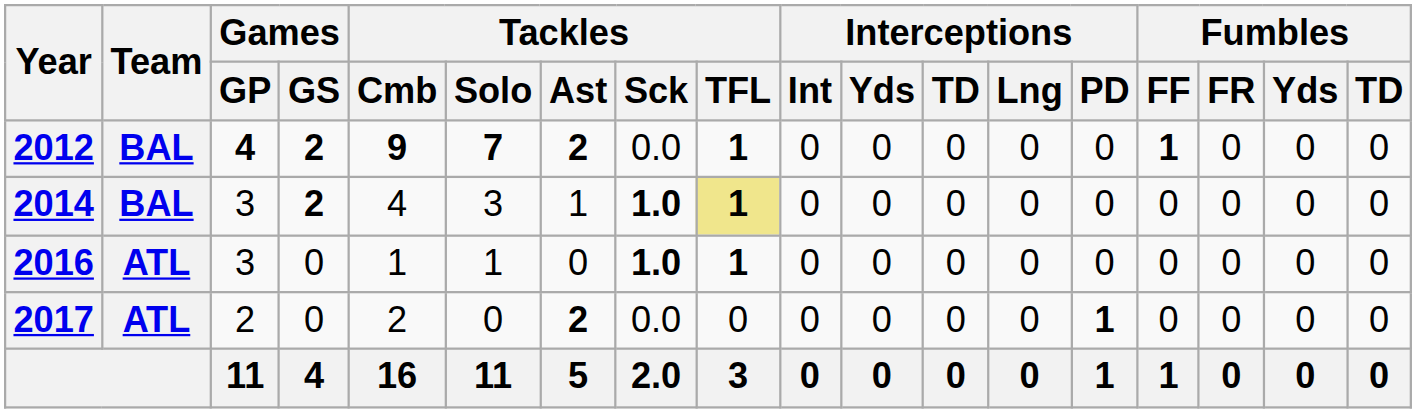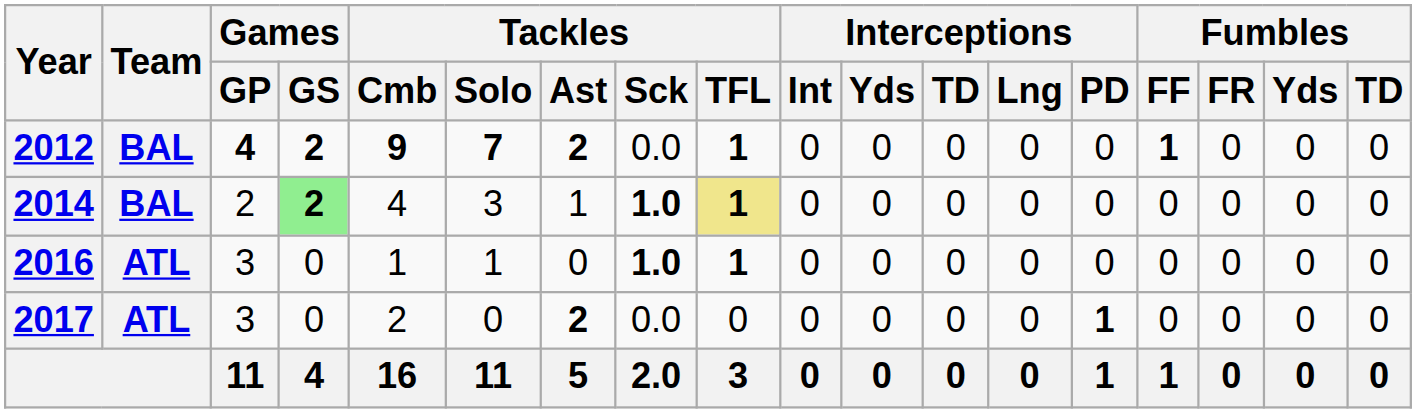(245, 205) 3 -> (245, 205) 2
(314, 205) no background -> (314, 205) lightgreen background
(245, 319) 2 -> (245, 319) 3
